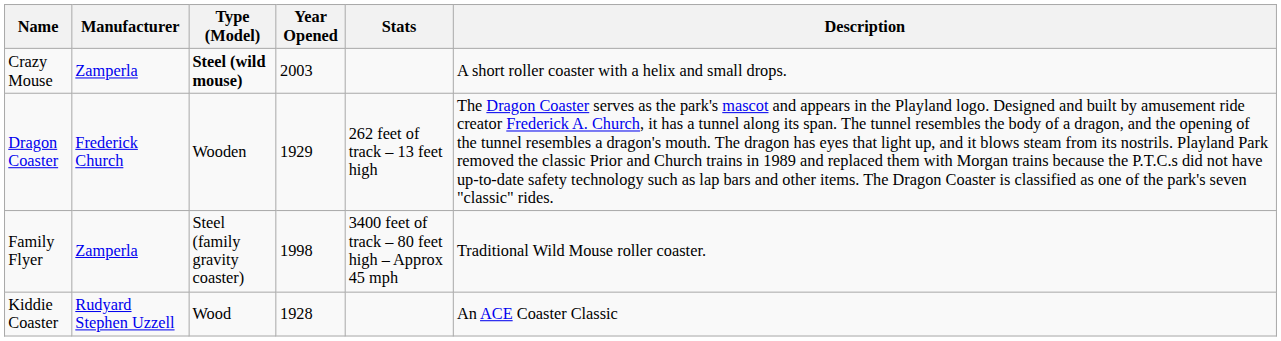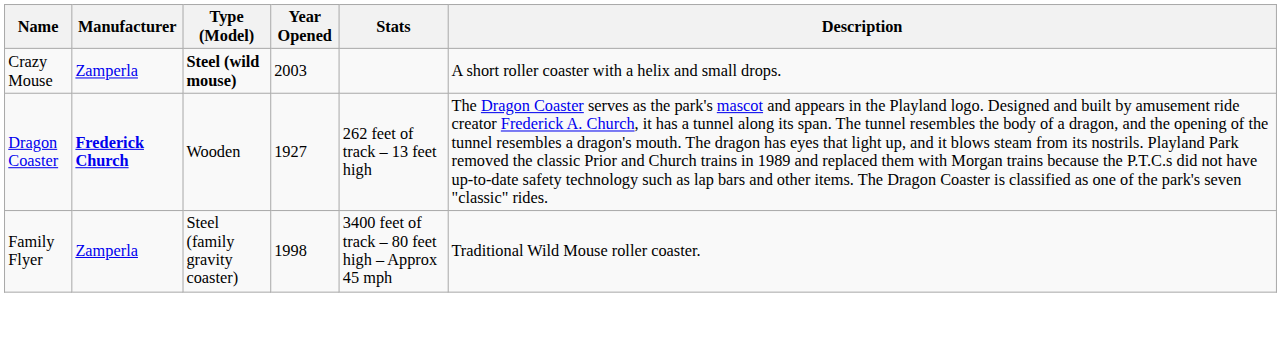(107, 151) normal -> (110, 151) bold
(296, 151) 1929 -> (291, 151) 1927
- row: (33, 313)
